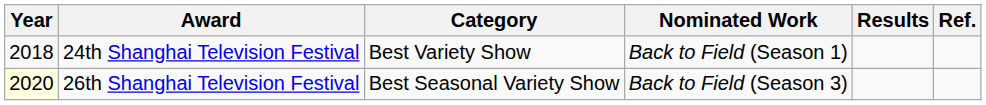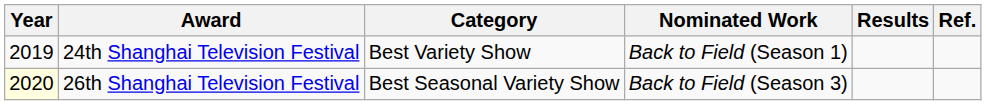(31, 52) 2018 -> (31, 52) 2019
